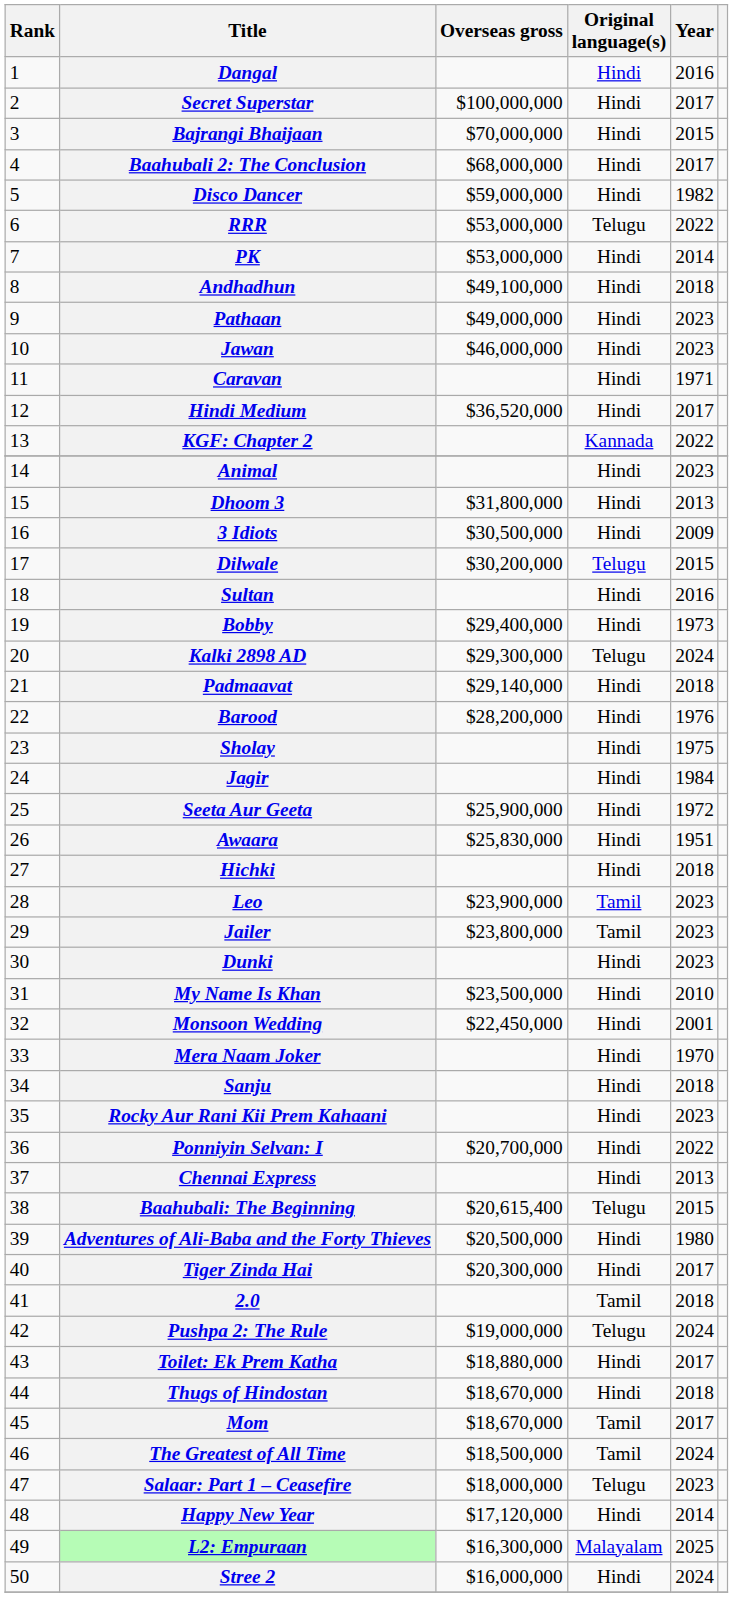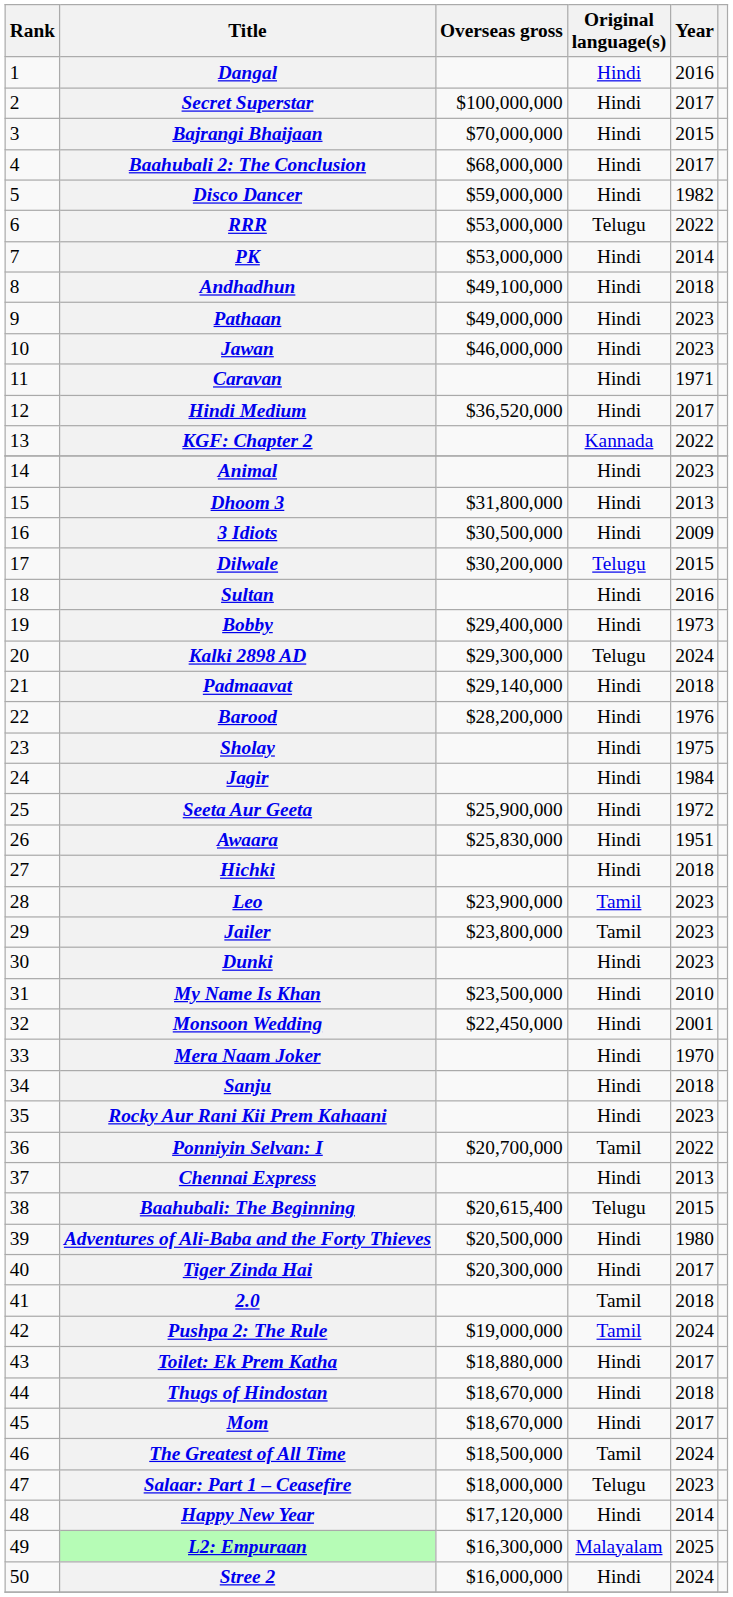(619, 1146) Hindi -> (619, 1146) Tamil
(619, 1331) Telugu -> (619, 1331) Tamil
(619, 1423) Tamil -> (619, 1423) Hindi
